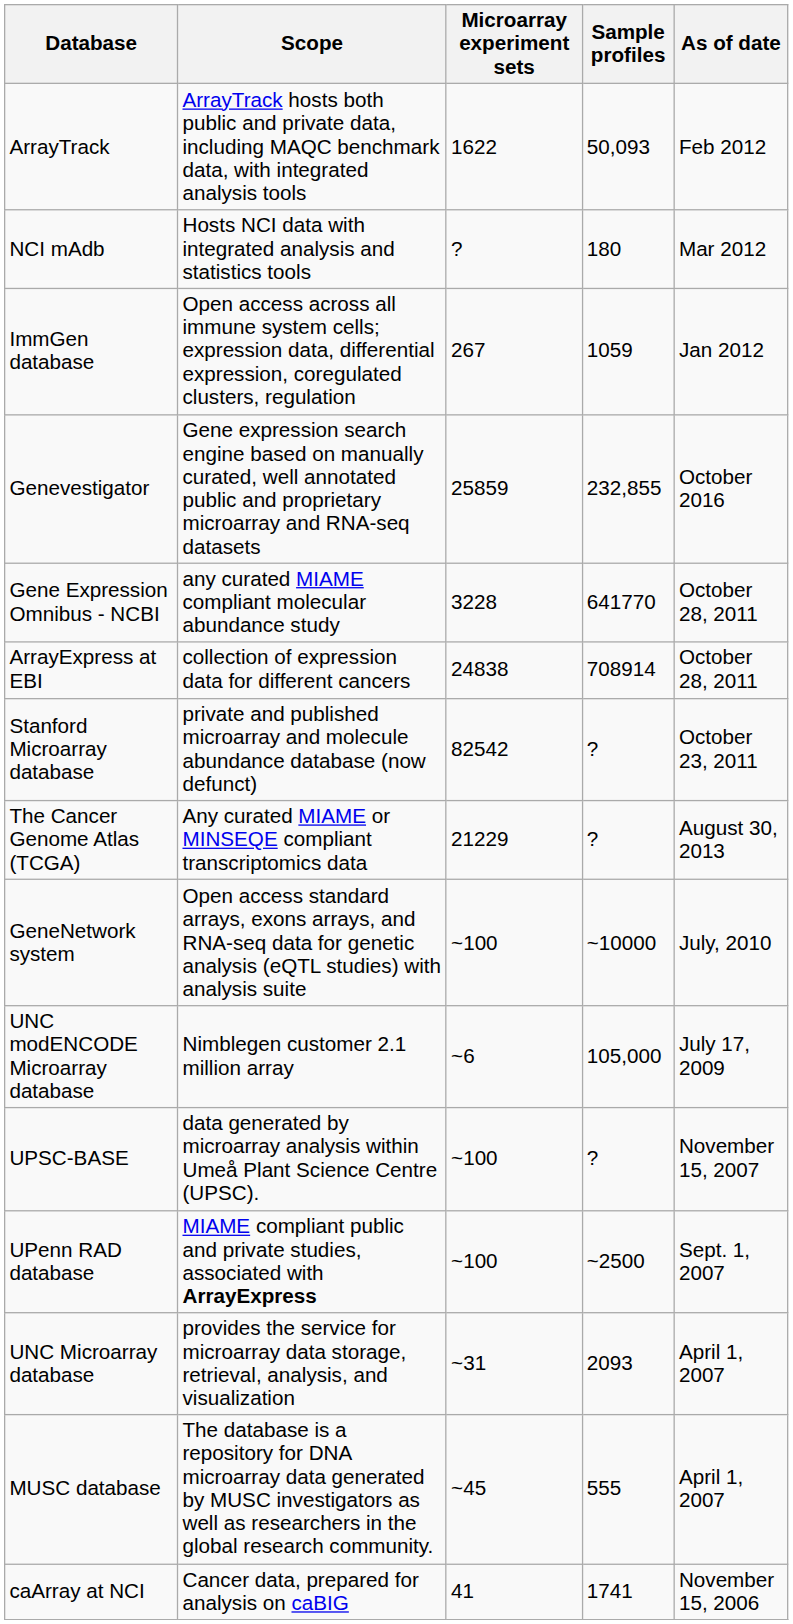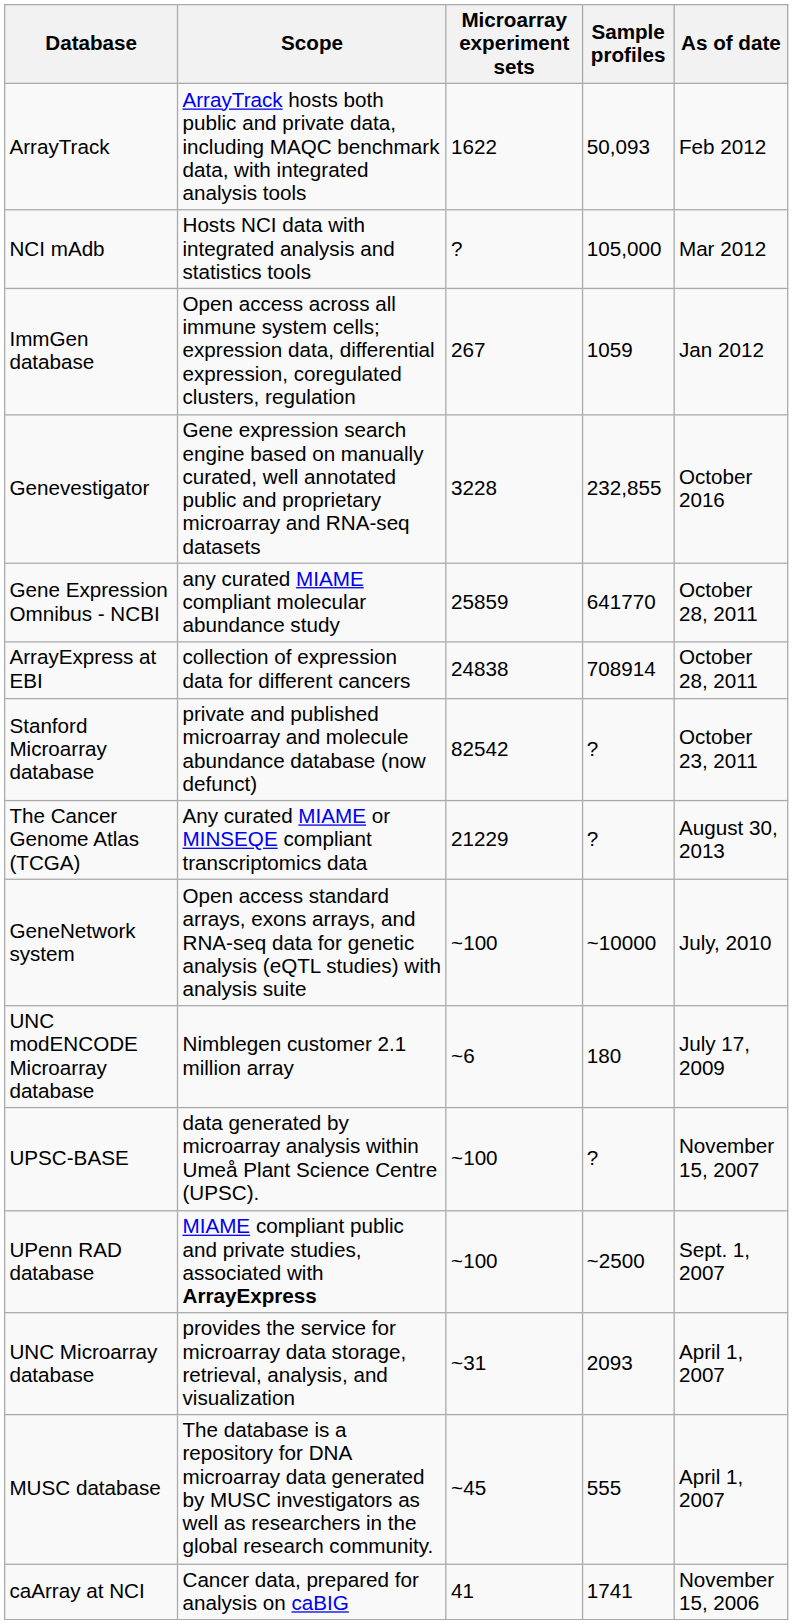(604, 248) 180 -> (624, 248) 105,000
(480, 488) 25859 -> (474, 488) 3228
(474, 602) 3228 -> (480, 602) 25859
(624, 1056) 105,000 -> (604, 1056) 180
